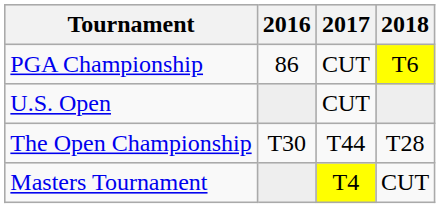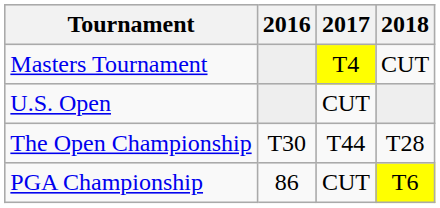rows swapped: (109, 182) <-> (107, 64)
